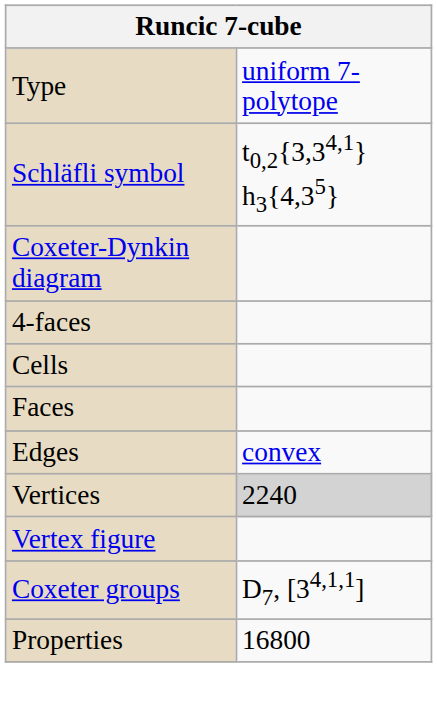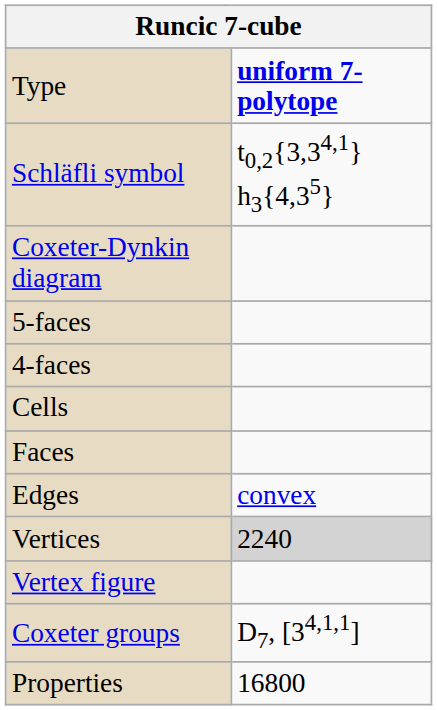(301, 85) normal -> (300, 85) bold
+ row: (51, 321)
